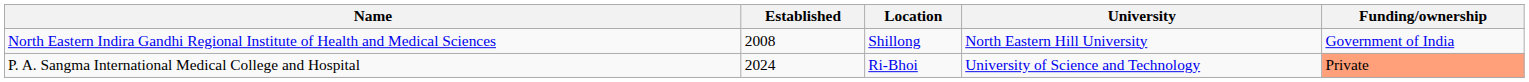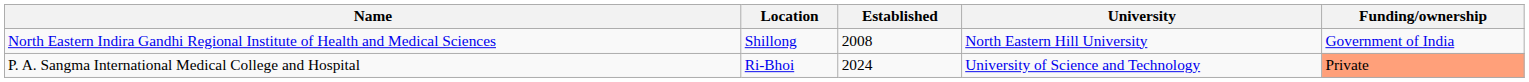columns swapped: (913, 16) <-> (803, 16)
